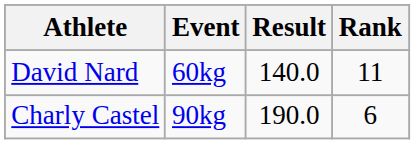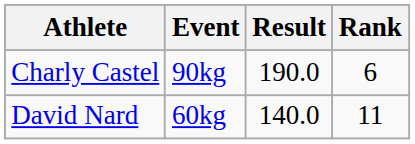rows swapped: (85, 116) <-> (75, 71)
